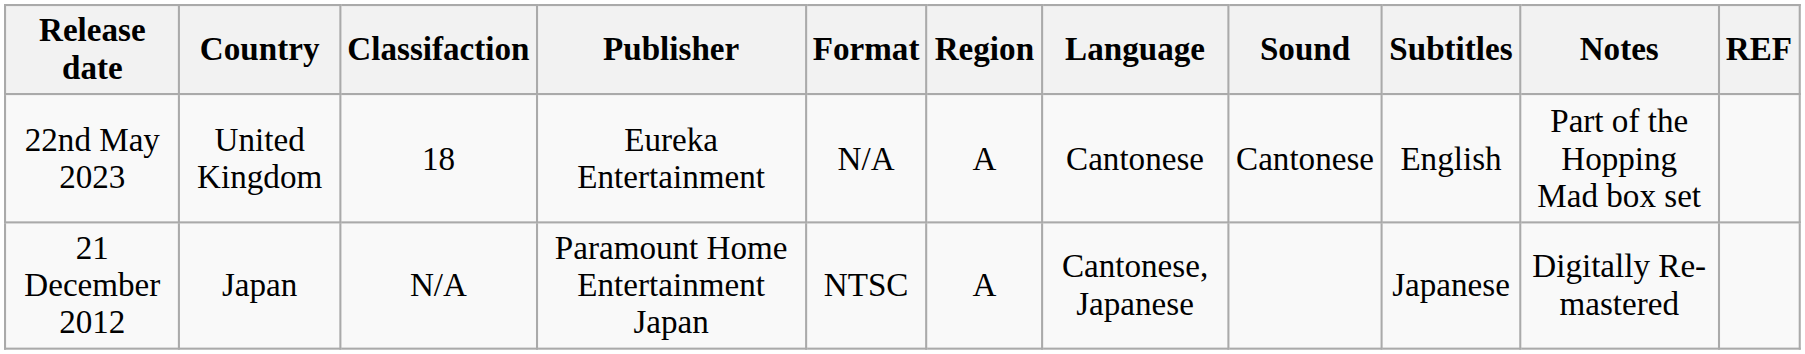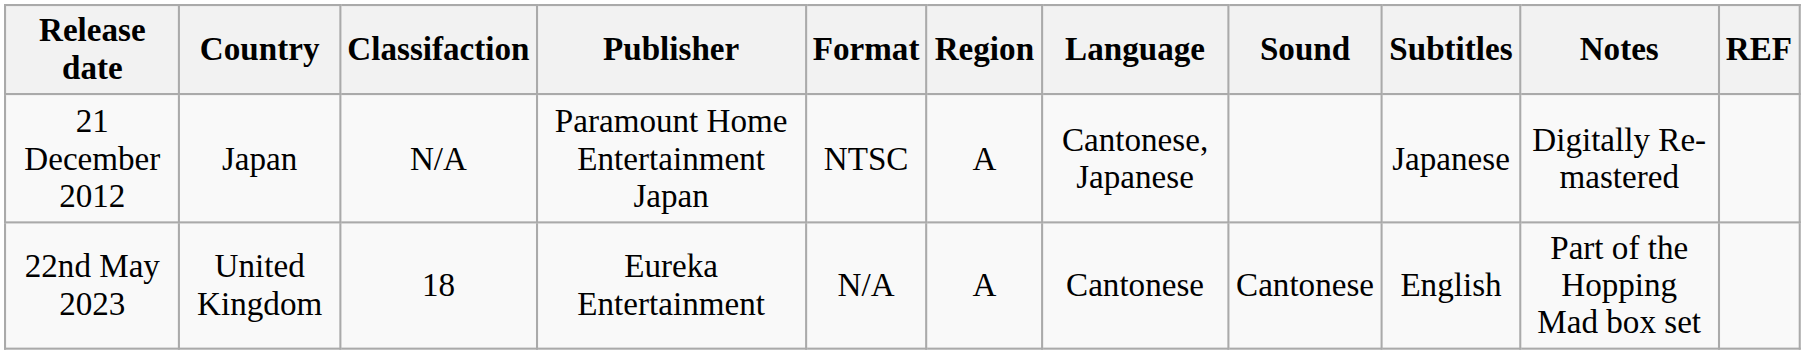rows swapped: (92, 284) <-> (92, 157)
